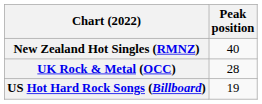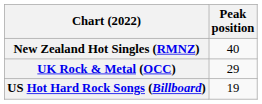(233, 68) 28 -> (233, 68) 29
